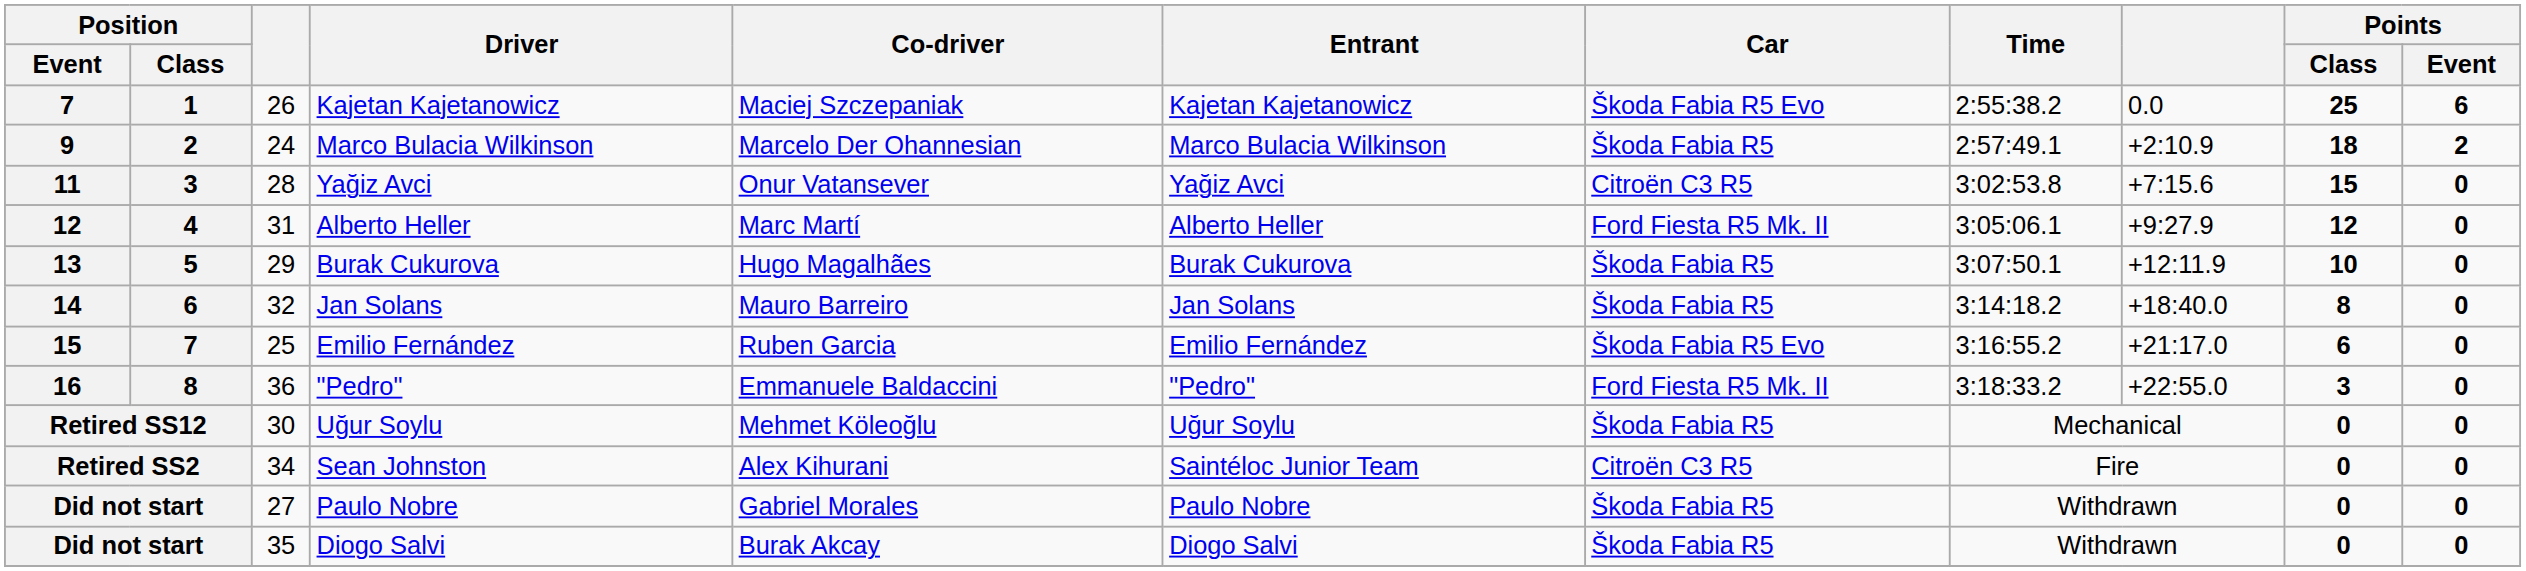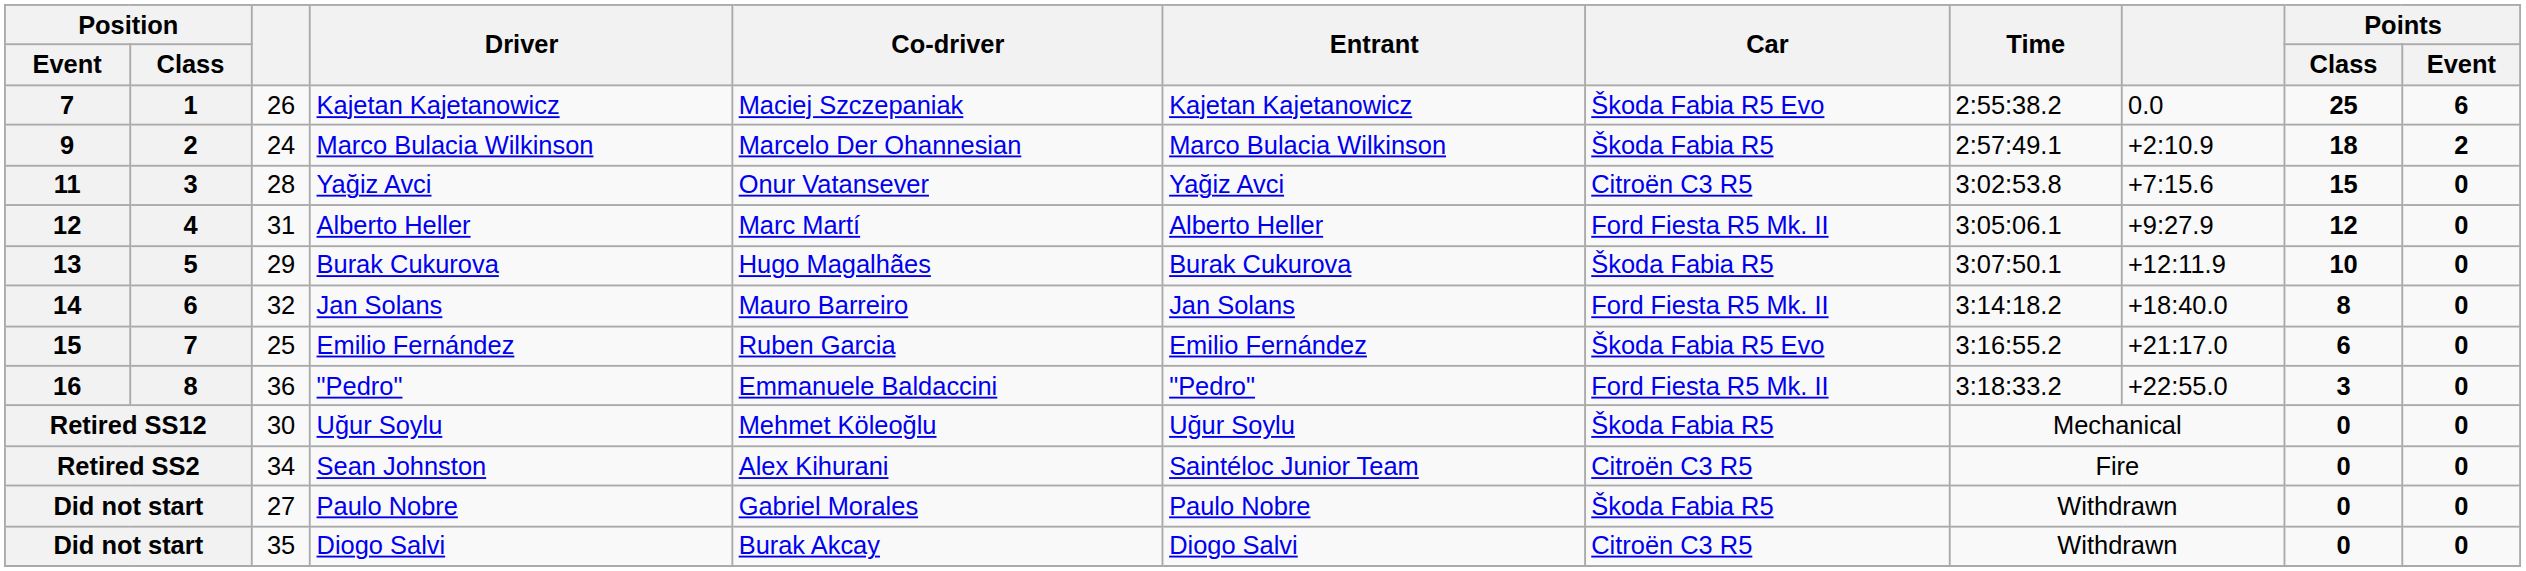(1682, 305) Škoda Fabia R5 -> (1710, 305) Ford Fiesta R5 Mk. II
(1682, 546) Škoda Fabia R5 -> (1672, 546) Citroën C3 R5
